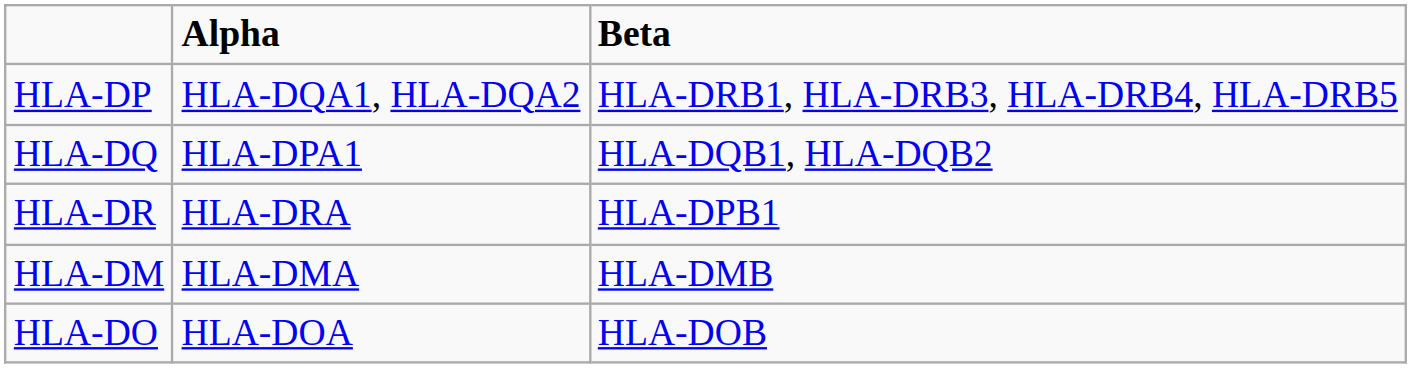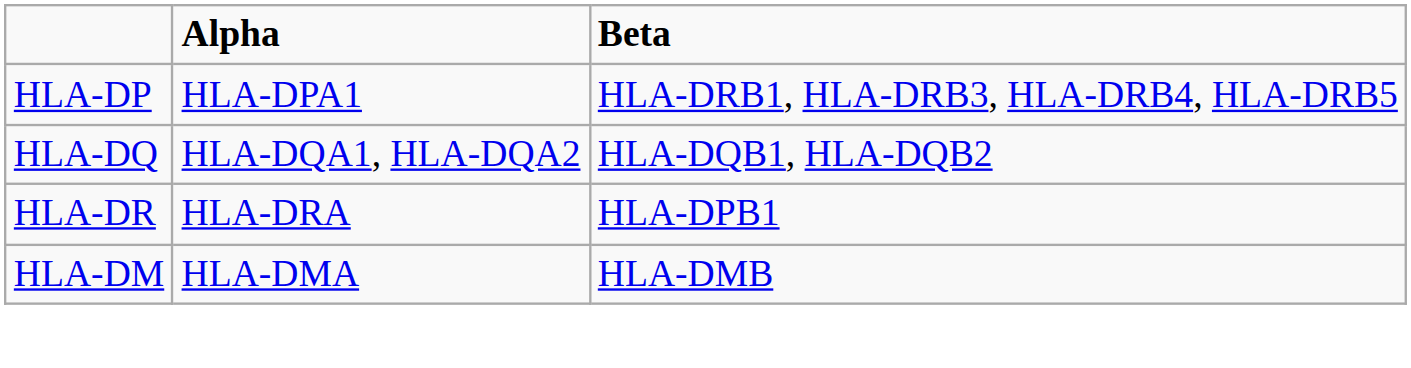(381, 93) HLA-DQA1, HLA-DQA2 -> (272, 93) HLA-DPA1
(272, 153) HLA-DPA1 -> (381, 153) HLA-DQA1, HLA-DQA2
- row: (86, 332)
